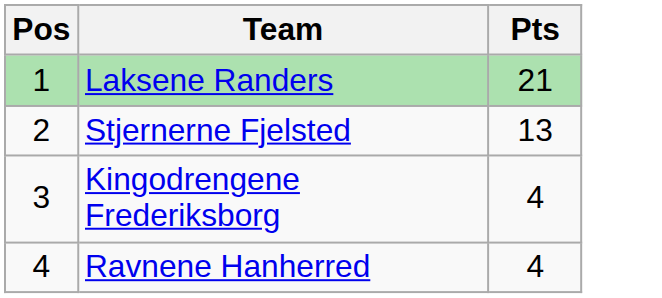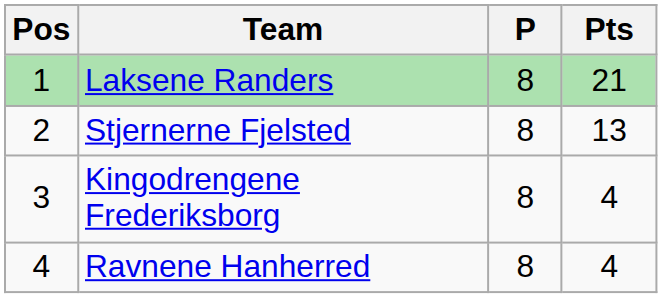+ column: (525, 29)
